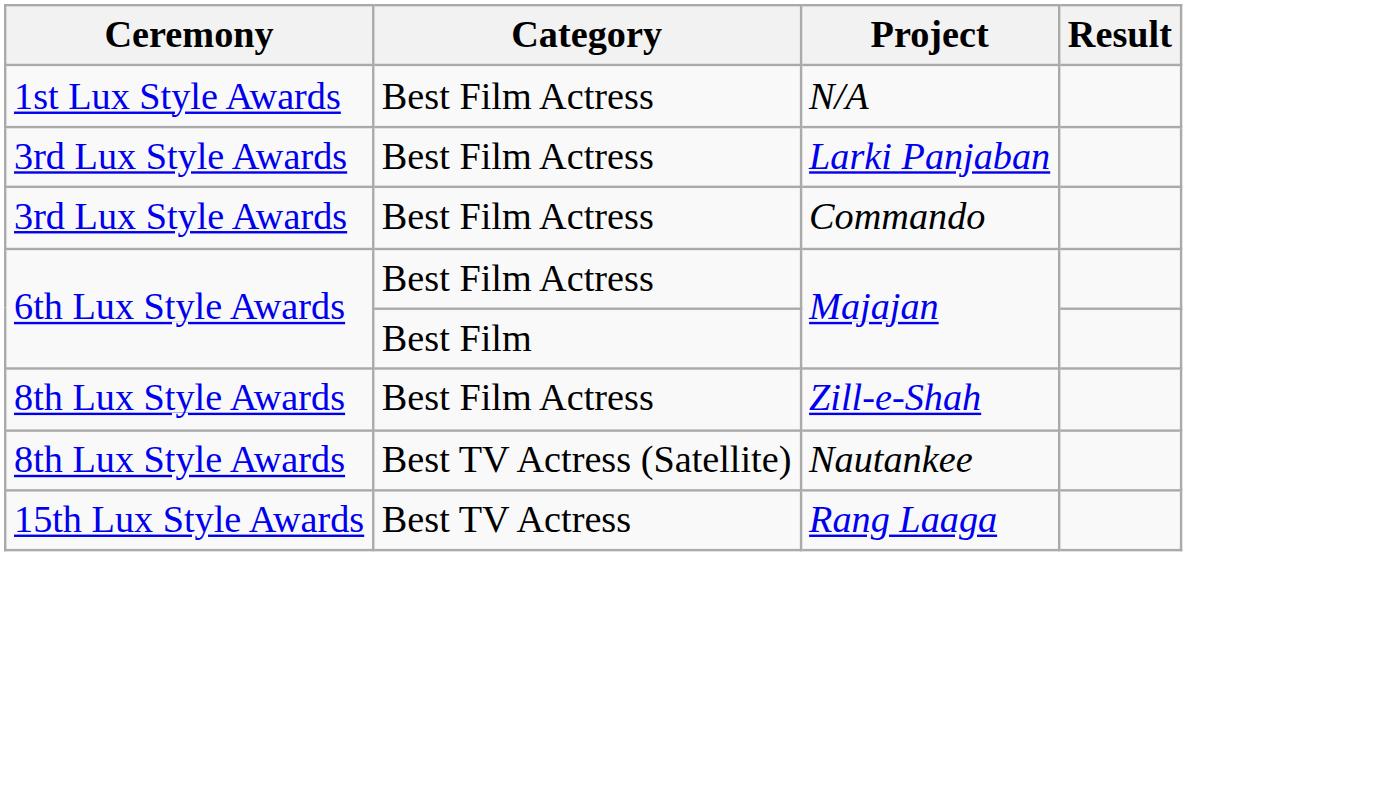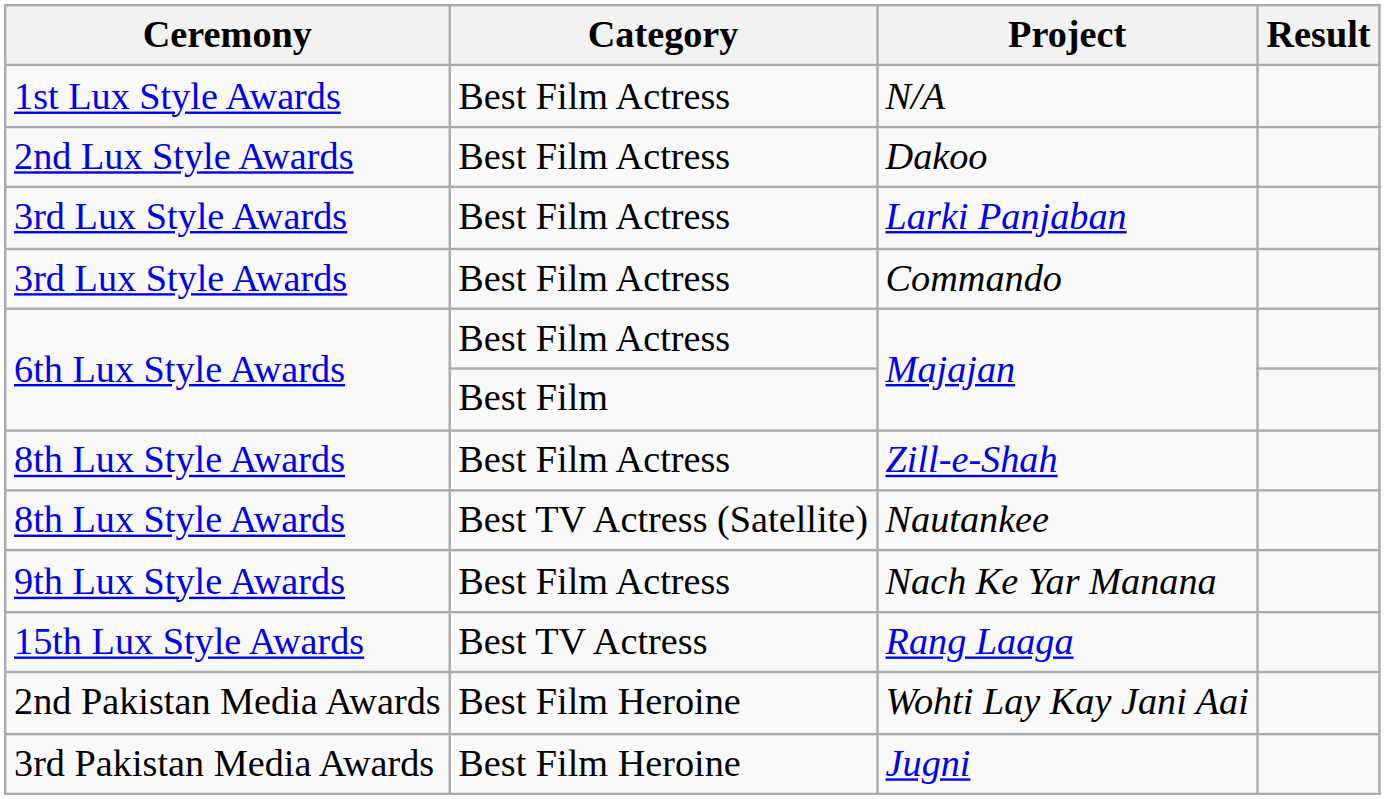+ row: (594, 156)
+ row: (594, 580)
+ row: (600, 701)
+ row: (600, 762)
